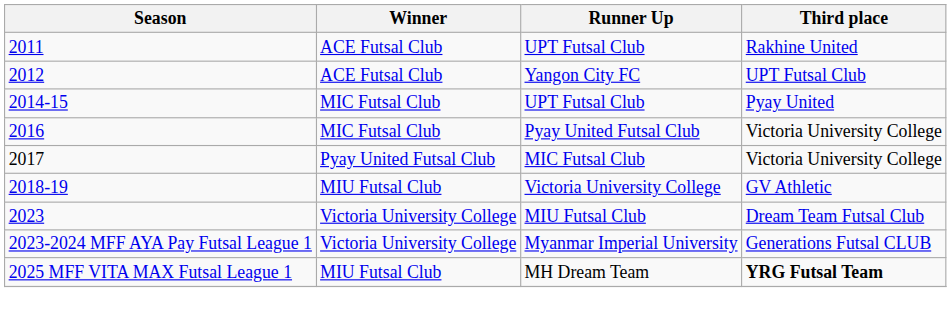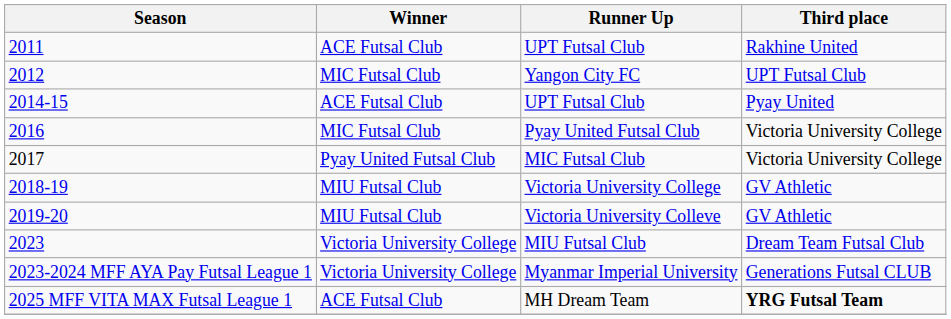(381, 74) ACE Futsal Club -> (380, 74) MIC Futsal Club
(380, 103) MIC Futsal Club -> (381, 103) ACE Futsal Club
+ row: (38, 215)
(381, 272) MIU Futsal Club -> (381, 300) ACE Futsal Club
